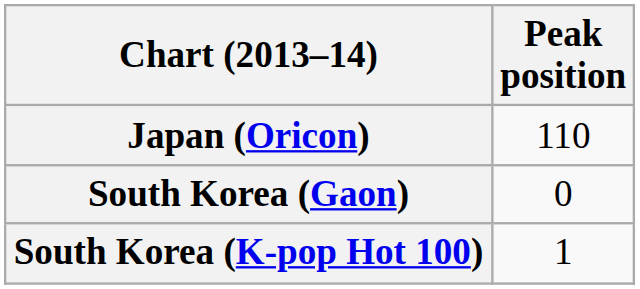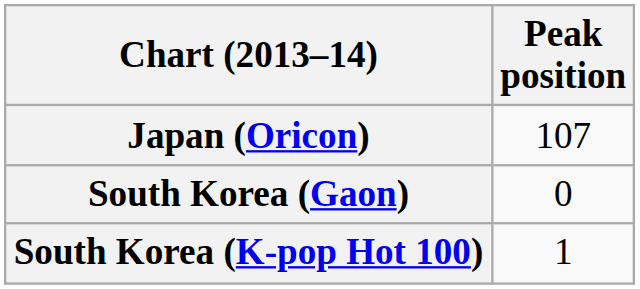(563, 134) 110 -> (563, 134) 107
